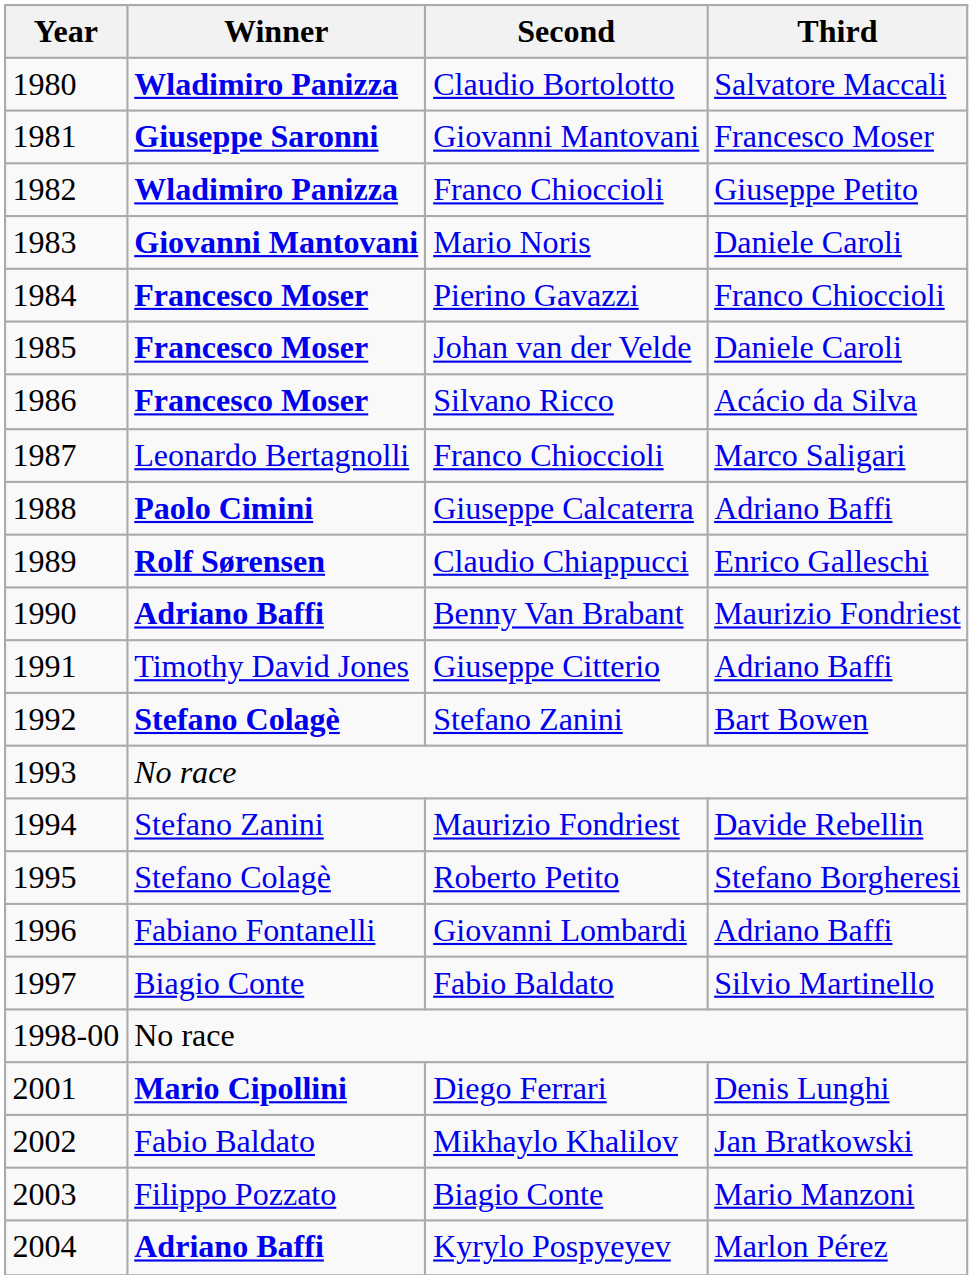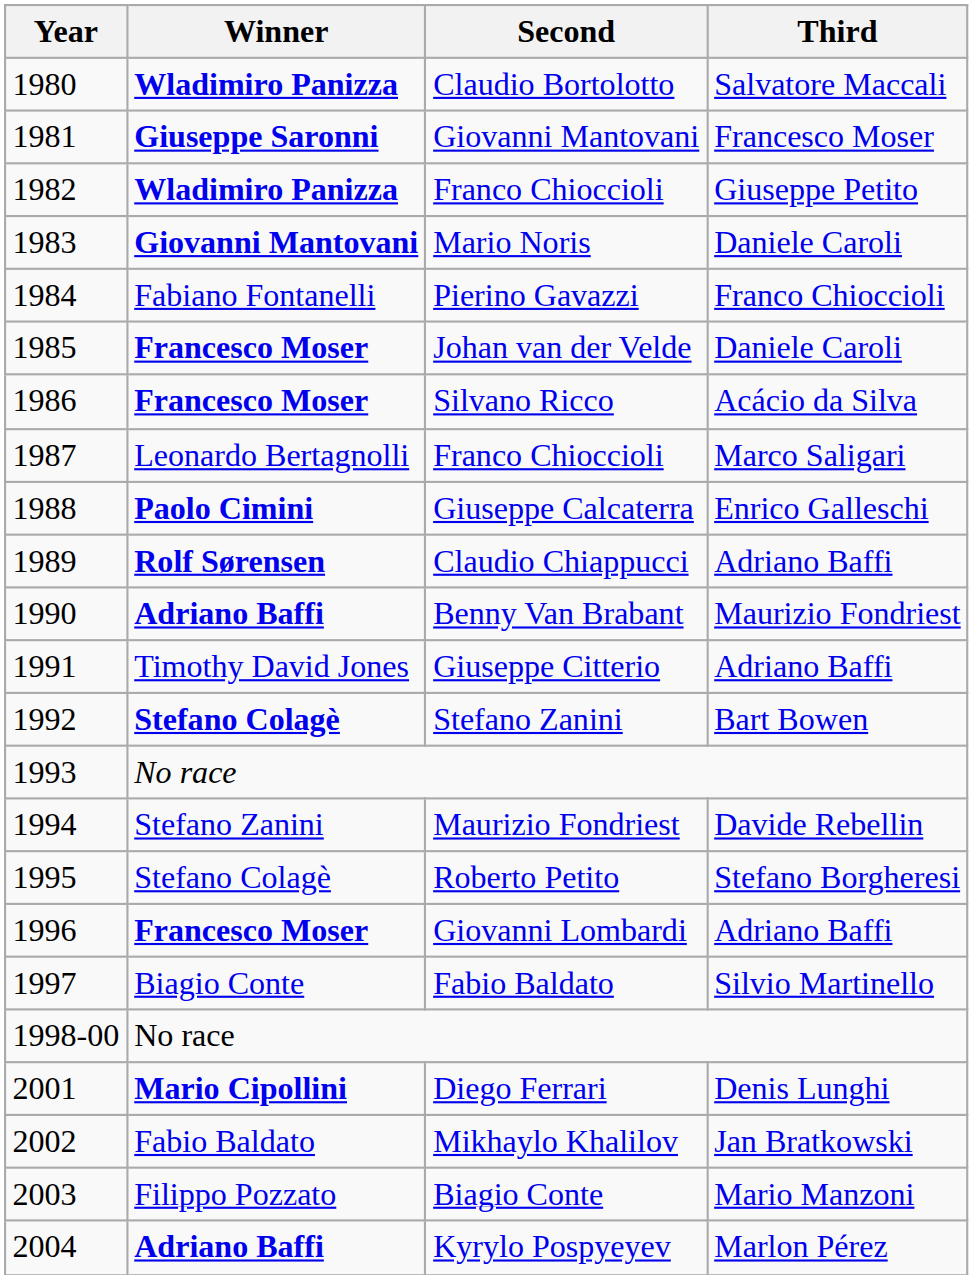(251, 295) Francesco Moser -> (255, 295) Fabiano Fontanelli
(803, 507) Adriano Baffi -> (821, 507) Enrico Galleschi
(821, 559) Enrico Galleschi -> (803, 559) Adriano Baffi
(255, 930) Fabiano Fontanelli -> (251, 930) Francesco Moser
